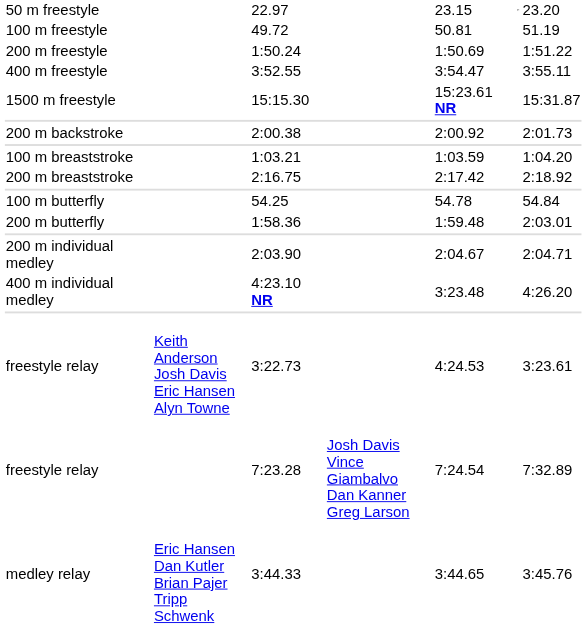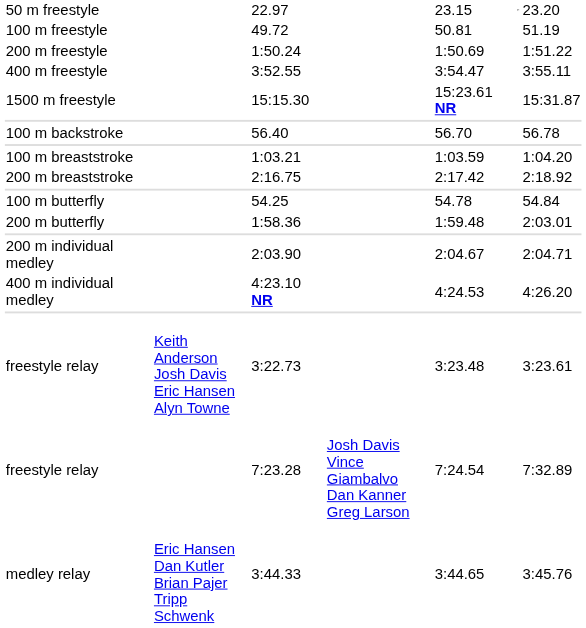+ row: (65, 132)
- row: (65, 132)
(460, 291) 3:23.48 -> (460, 291) 4:24.53
(460, 366) 4:24.53 -> (460, 366) 3:23.48
